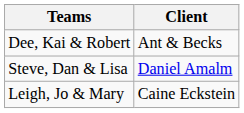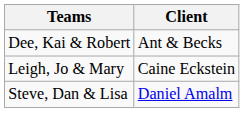rows swapped: (68, 68) <-> (66, 94)
